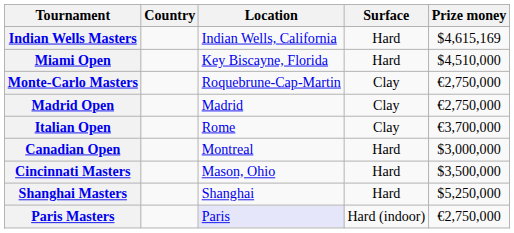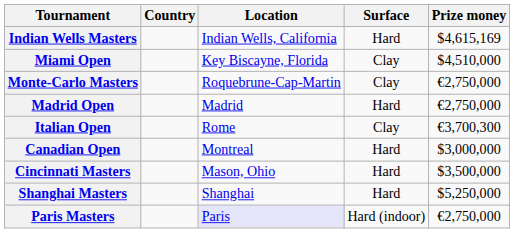(386, 60) Hard -> (386, 60) Clay
(386, 104) Clay -> (386, 104) Hard
(469, 127) €3,700,000 -> (469, 127) €3,700,300
